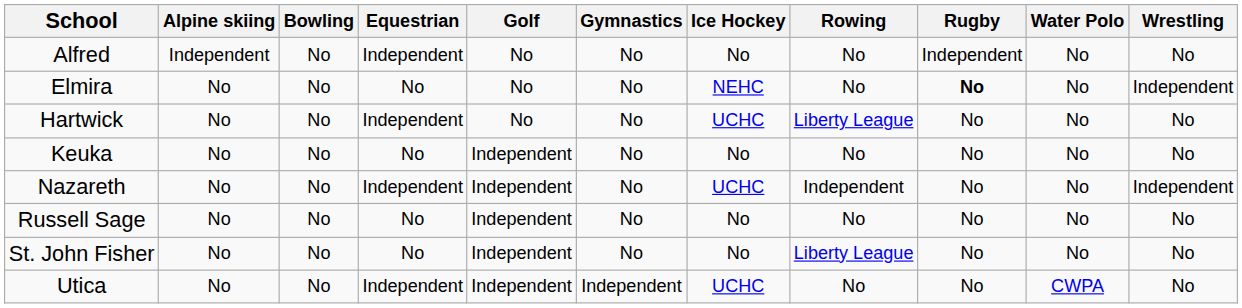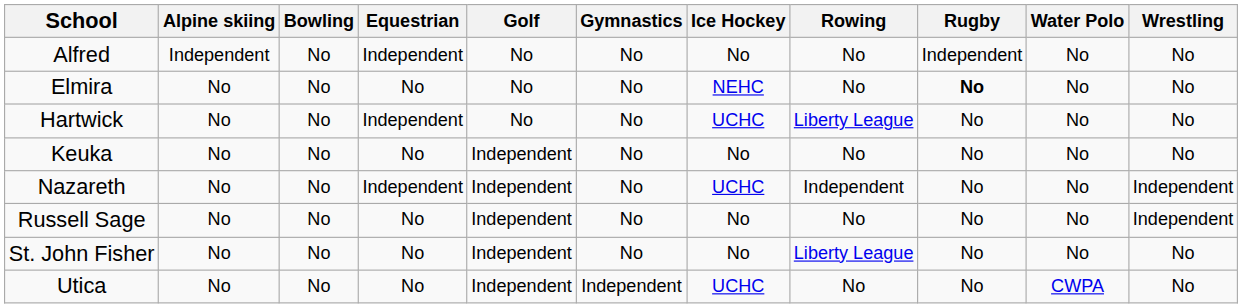(1183, 87) Independent -> (1183, 87) No
(1183, 220) No -> (1183, 220) Independent
(413, 286) Independent -> (413, 286) No
